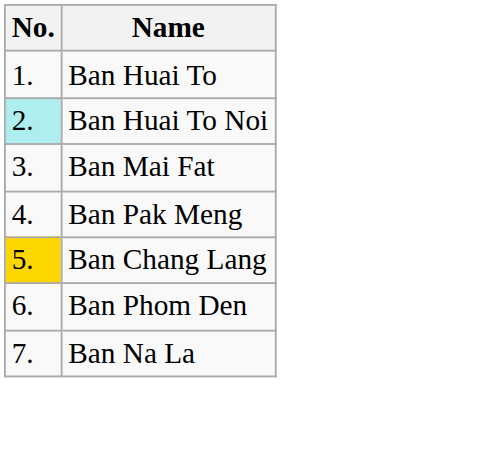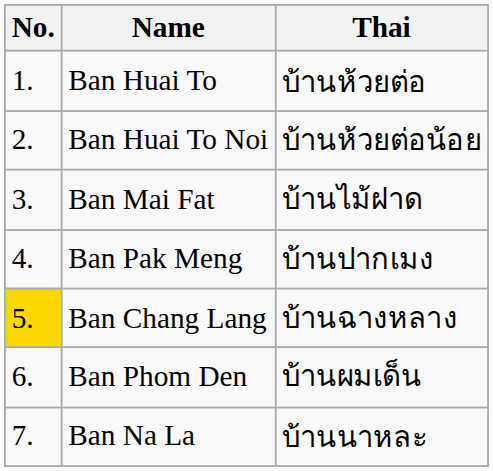+ column: (381, 27)
(23, 120) paleturquoise background -> (23, 139) no background
